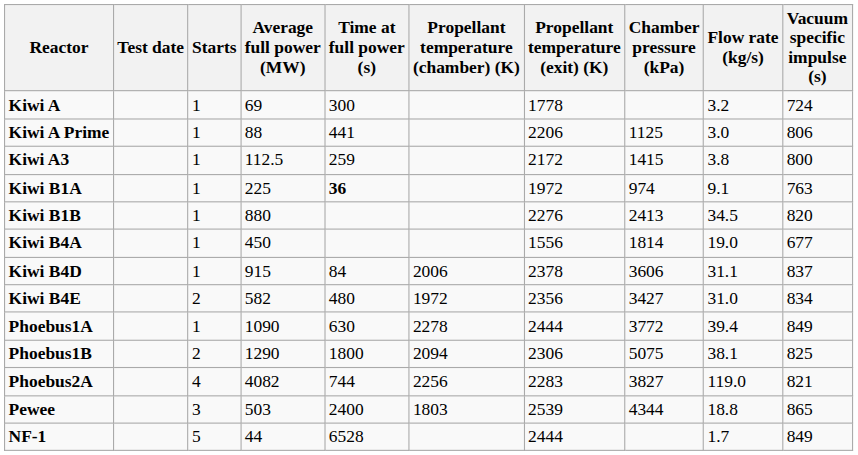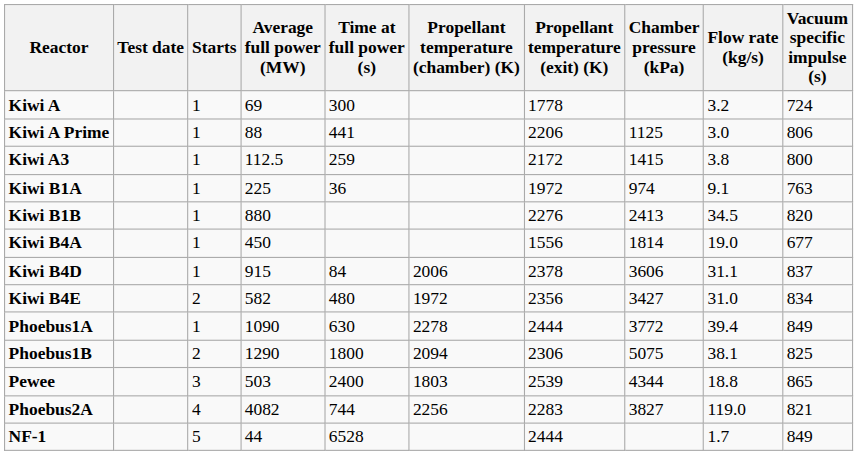(338, 187) bold -> (338, 187) normal
rows swapped: (51, 381) <-> (32, 409)
